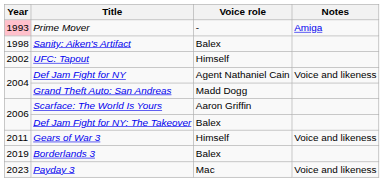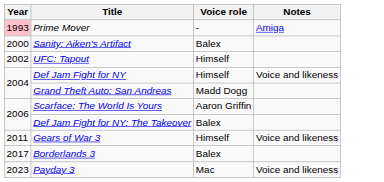(18, 43) 1998 -> (18, 43) 2000
(243, 75) Agent Nathaniel Cain -> (212, 75) Himself
(18, 153) 2019 -> (18, 153) 2017
